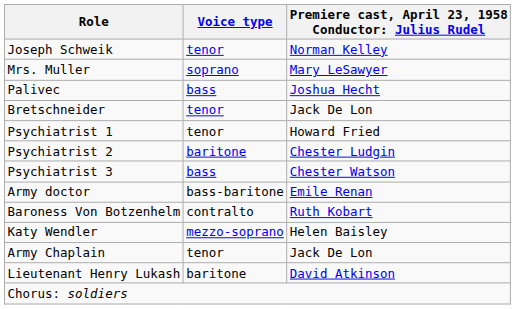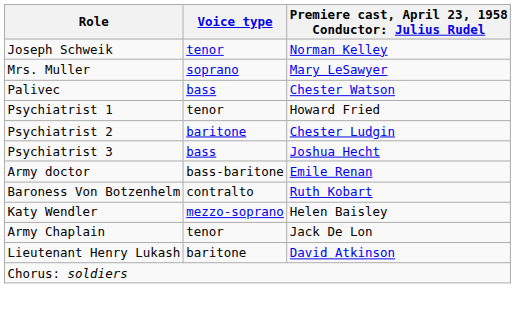(335, 90) Joshua Hecht -> (342, 90) Chester Watson
- row: (56, 110)
(342, 171) Chester Watson -> (335, 151) Joshua Hecht
